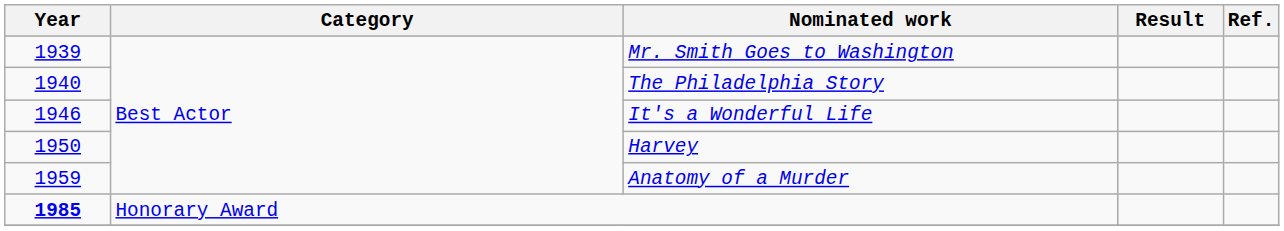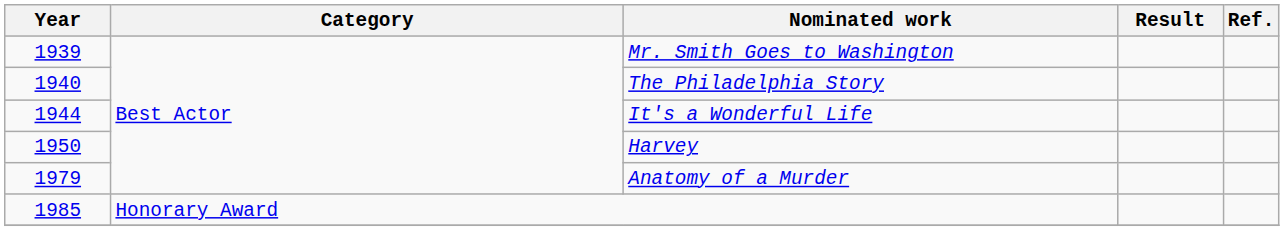(58, 115) 1946 -> (58, 115) 1944
(58, 178) 1959 -> (58, 178) 1979
(58, 210) bold -> (58, 210) normal
